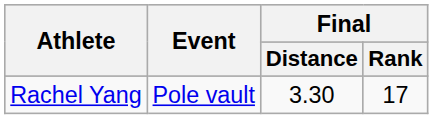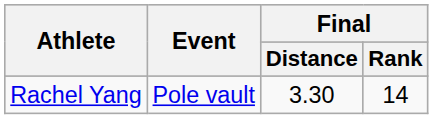(395, 95) 17 -> (395, 95) 14
